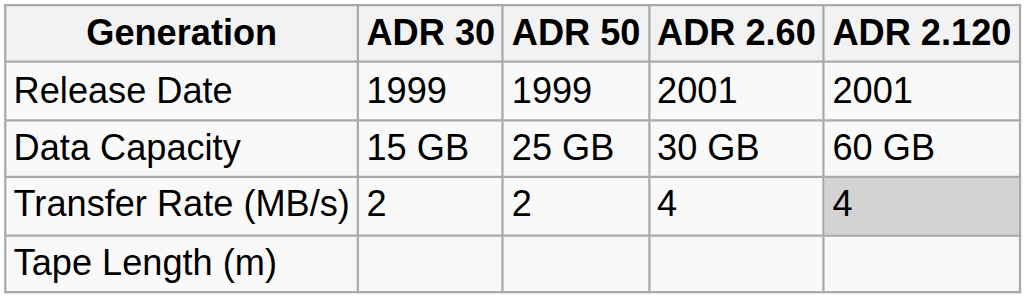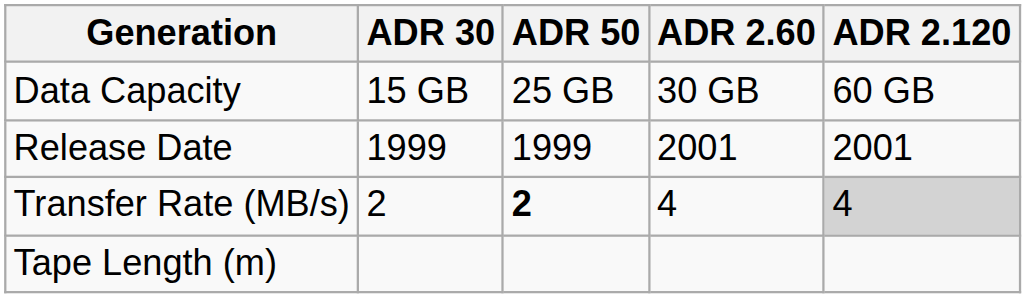rows swapped: (123, 90) <-> (127, 147)
(522, 205) normal -> (522, 205) bold
